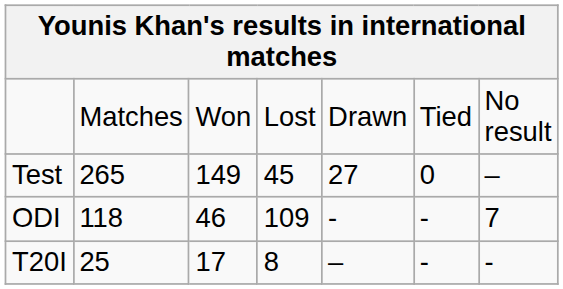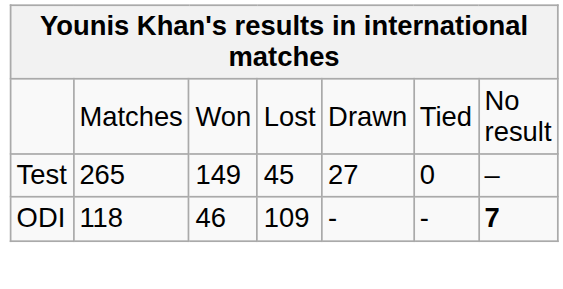(492, 218) normal -> (492, 218) bold
- row: (39, 261)
